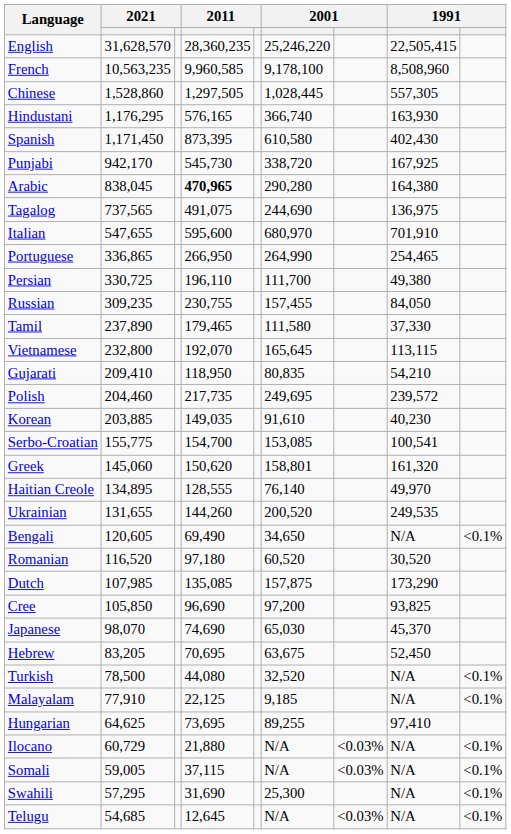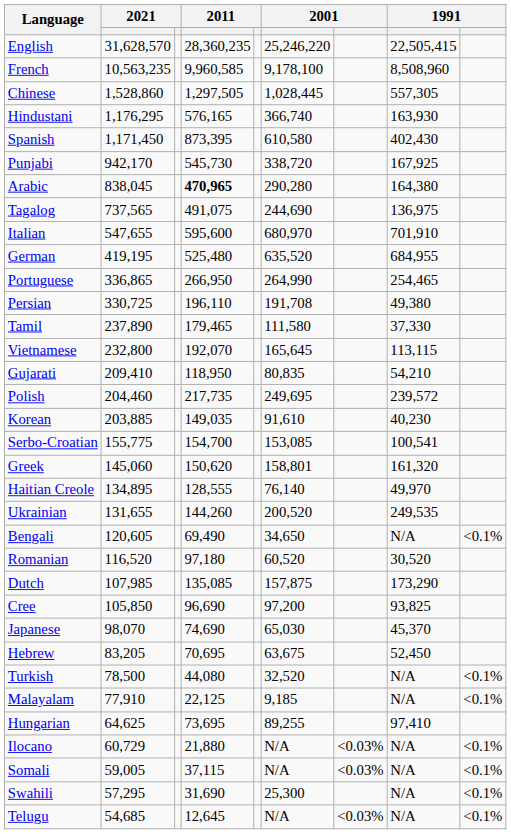+ row: (32, 256)
(288, 279) 111,700 -> (288, 303) 191,708
- row: (31, 303)
